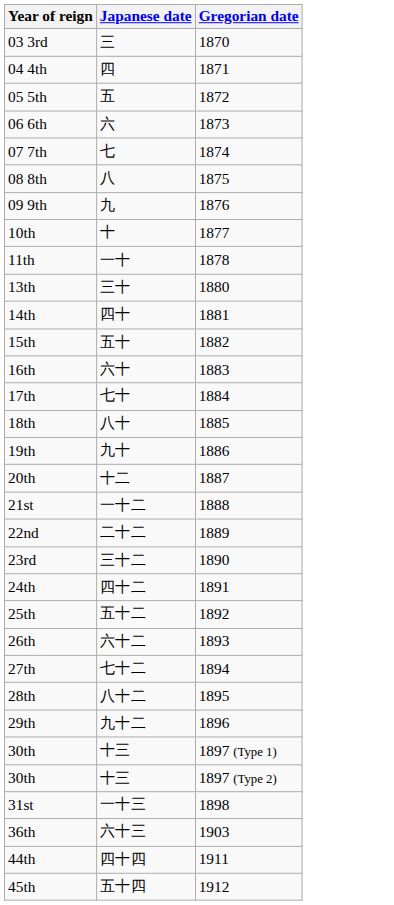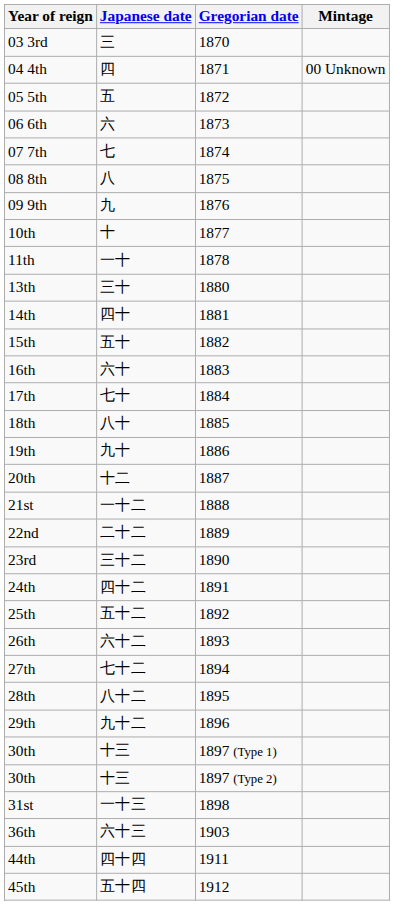+ column: (346, 16)
